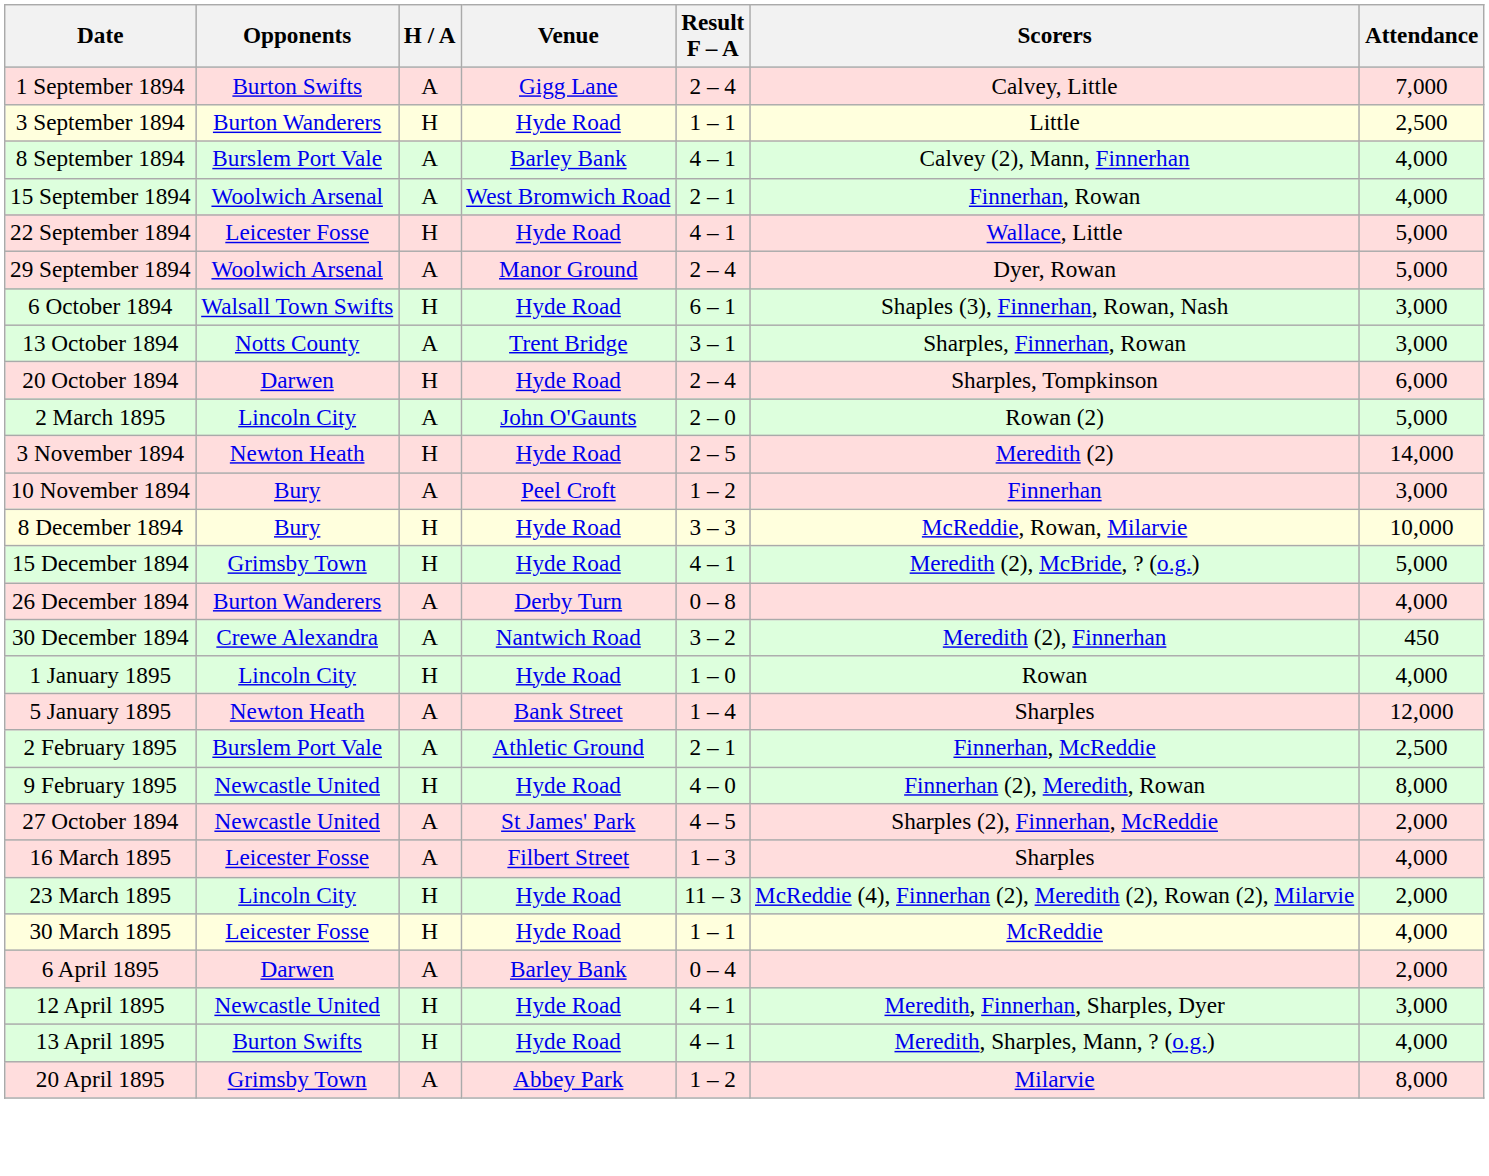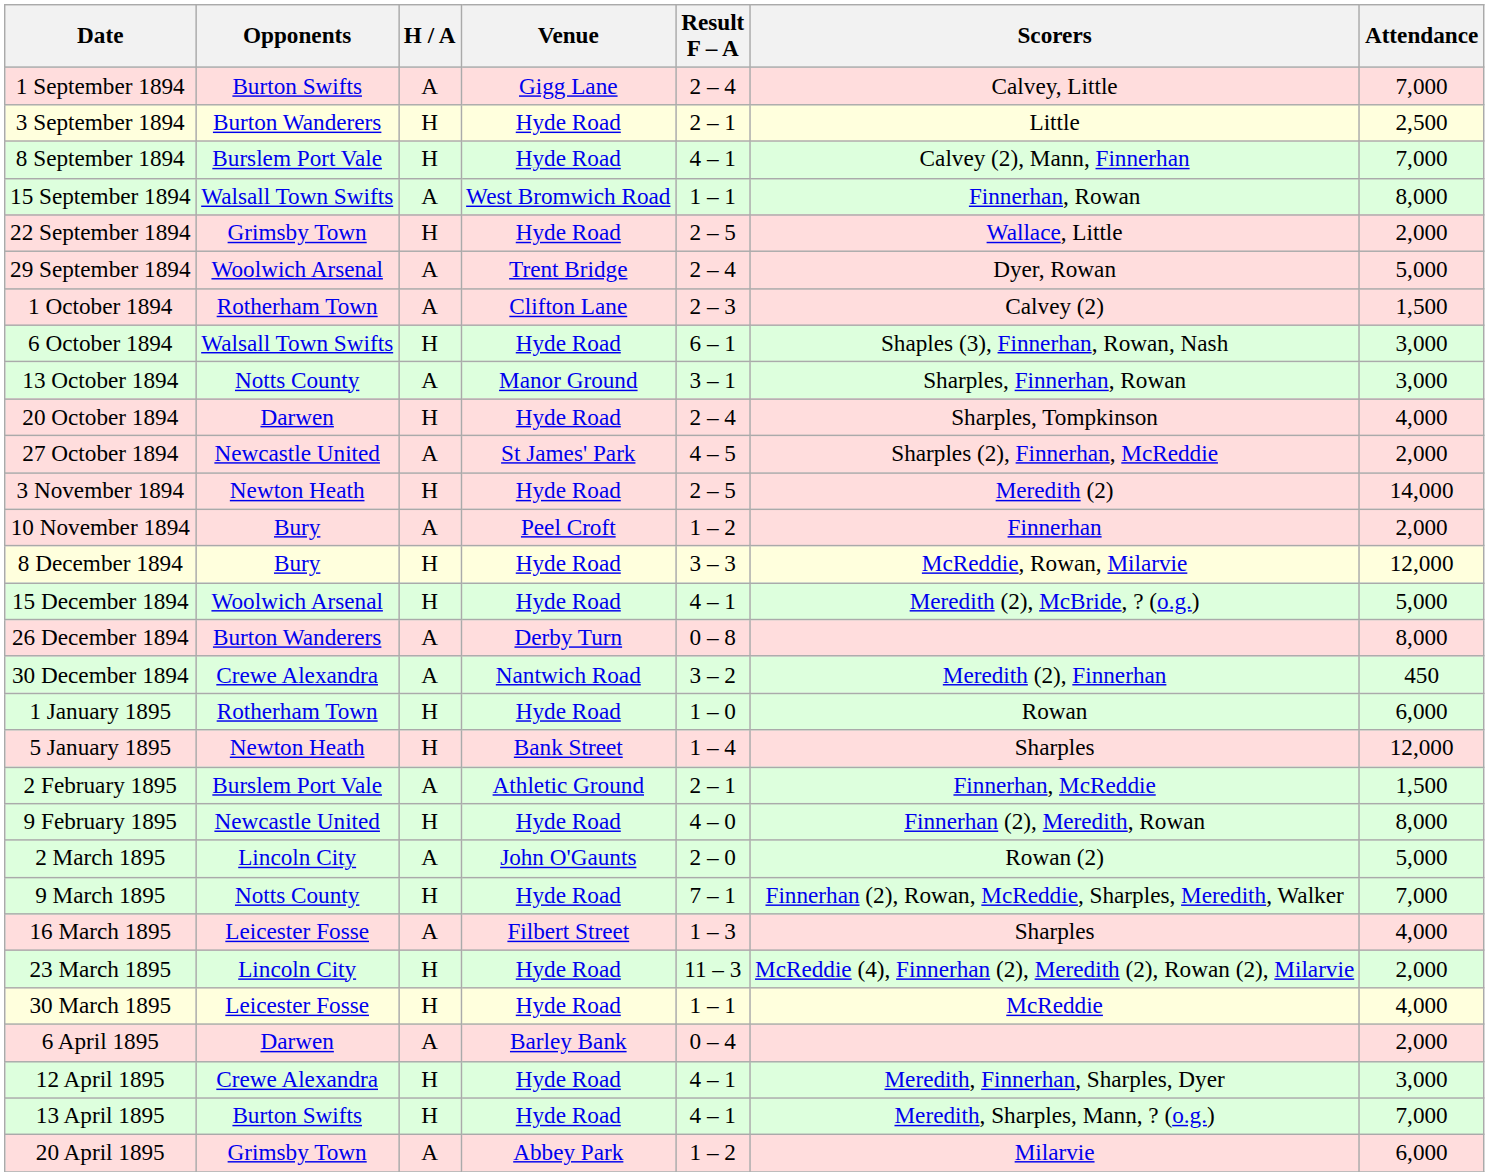(713, 122) 1 – 1 -> (713, 122) 2 – 1
(430, 159) A -> (430, 159) H
(568, 159) Barley Bank -> (568, 159) Hyde Road
(1422, 159) 4,000 -> (1422, 159) 7,000
(297, 196) Woolwich Arsenal -> (297, 196) Walsall Town Swifts
(713, 196) 2 – 1 -> (713, 196) 1 – 1
(1422, 196) 4,000 -> (1422, 196) 8,000
(297, 232) Leicester Fosse -> (297, 232) Grimsby Town
(713, 232) 4 – 1 -> (713, 232) 2 – 5
(1422, 232) 5,000 -> (1422, 232) 2,000
(568, 269) Manor Ground -> (568, 269) Trent Bridge
+ row: (100, 306)
(568, 343) Trent Bridge -> (568, 380) Manor Ground
(1422, 380) 6,000 -> (1422, 416) 4,000
rows swapped: (100, 821) <-> (100, 416)
(1422, 490) 3,000 -> (1422, 527) 2,000
(1422, 527) 10,000 -> (1422, 564) 12,000
(297, 564) Grimsby Town -> (297, 600) Woolwich Arsenal
(1422, 600) 4,000 -> (1422, 637) 8,000
(297, 674) Lincoln City -> (297, 711) Rotherham Town
(1422, 674) 4,000 -> (1422, 711) 6,000
(430, 711) A -> (430, 748) H
(1422, 748) 2,500 -> (1422, 784) 1,500
+ row: (100, 895)
(297, 1005) Newcastle United -> (297, 1079) Crewe Alexandra
(1422, 1042) 4,000 -> (1422, 1116) 7,000
(1422, 1079) 8,000 -> (1422, 1152) 6,000
